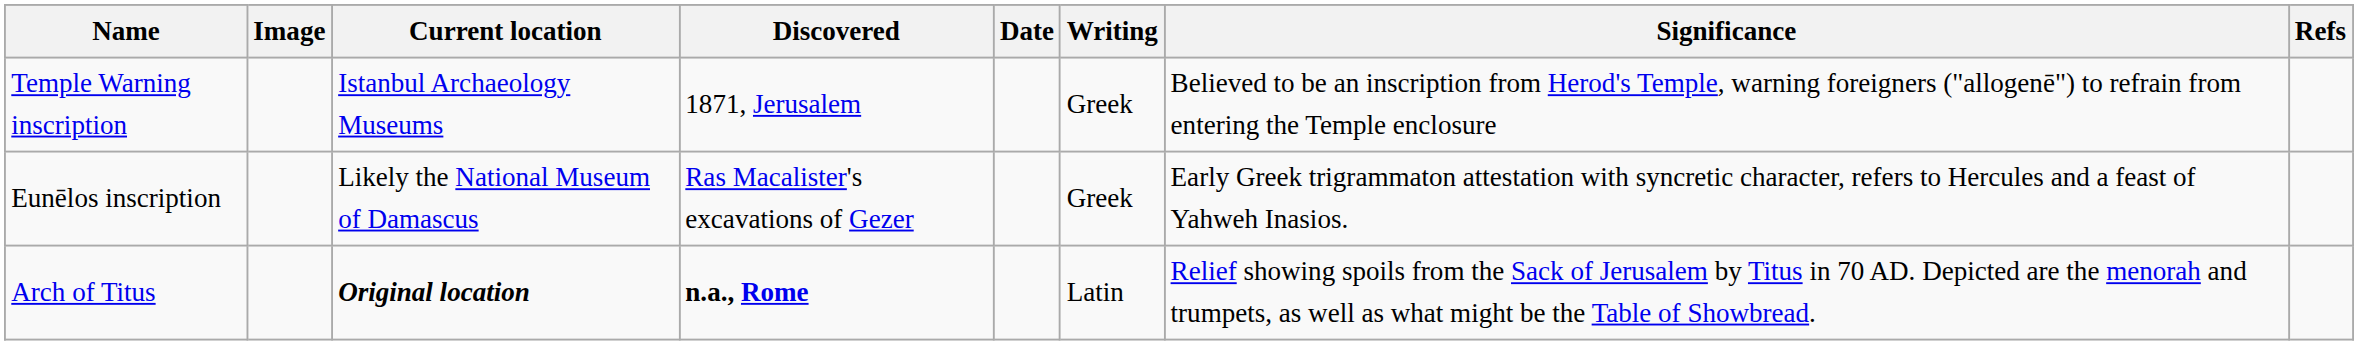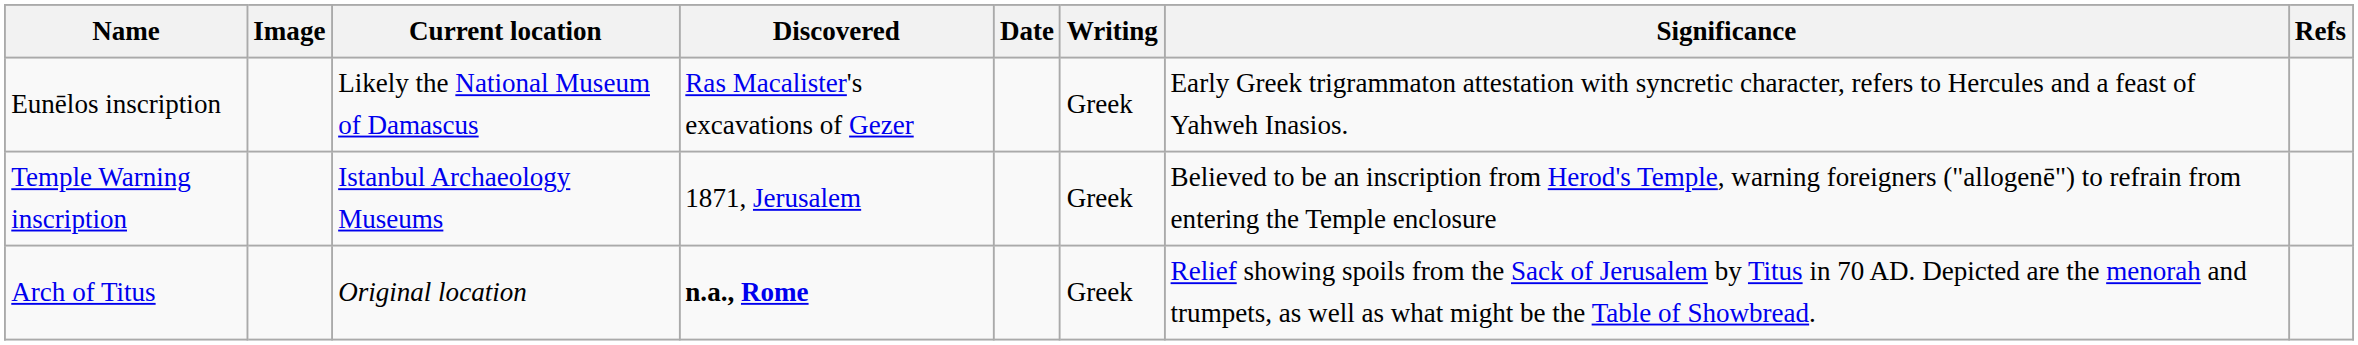rows swapped: (116, 198) <-> (101, 104)
(434, 292) bold -> (432, 292) normal
(1095, 292) Latin -> (1100, 292) Greek
